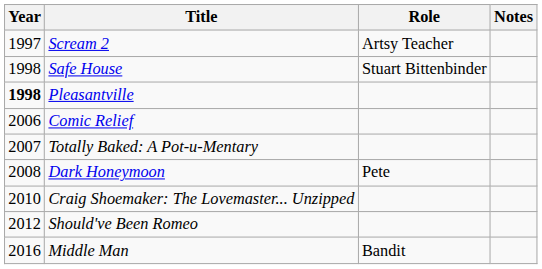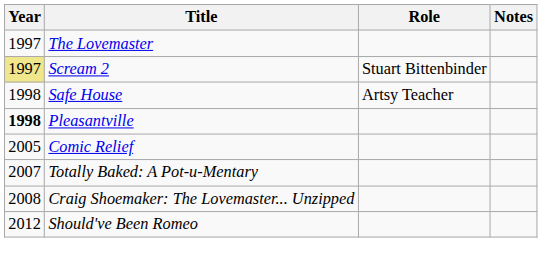+ row: (101, 43)
(25, 43) no background -> (25, 69) khaki background
(408, 43) Artsy Teacher -> (424, 69) Stuart Bittenbinder
(424, 69) Stuart Bittenbinder -> (408, 95) Artsy Teacher
(25, 120) 2006 -> (25, 146) 2005
- row: (107, 172)
(25, 198) 2010 -> (25, 198) 2008
- row: (89, 250)
